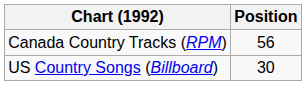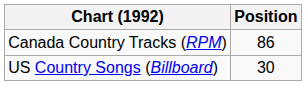(266, 42) 56 -> (266, 42) 86
